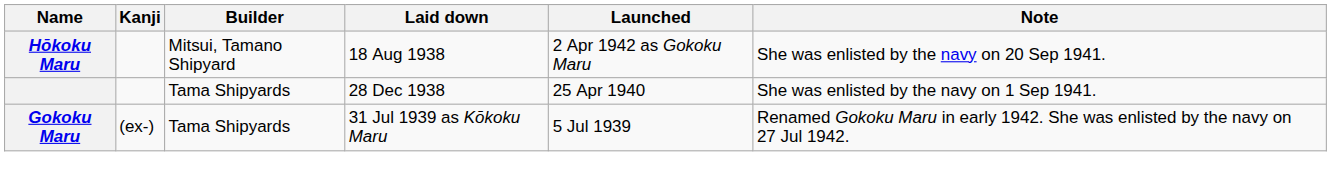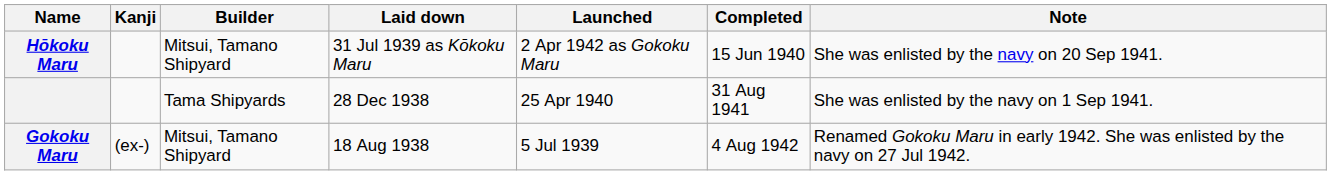+ column: (759, 17)
(397, 54) 18 Aug 1938 -> (419, 54) 31 Jul 1939 as Kōkoku Maru
(229, 127) Tama Shipyards -> (221, 146) Mitsui, Tamano Shipyard
(434, 127) 31 Jul 1939 as Kōkoku Maru -> (381, 146) 18 Aug 1938
